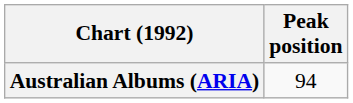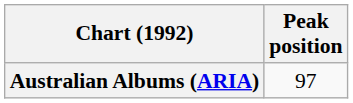(306, 80) 94 -> (306, 80) 97
